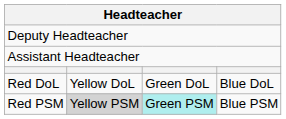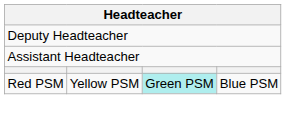- row: (33, 83)
(104, 104) lightgrey background -> (104, 83) no background
